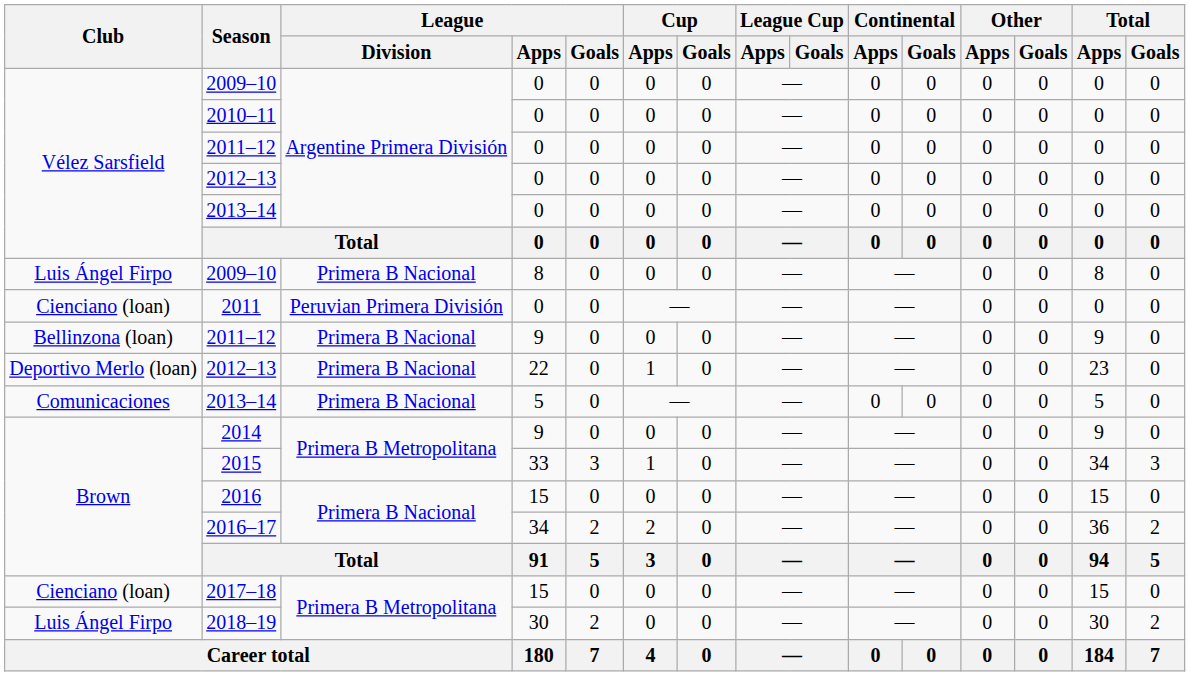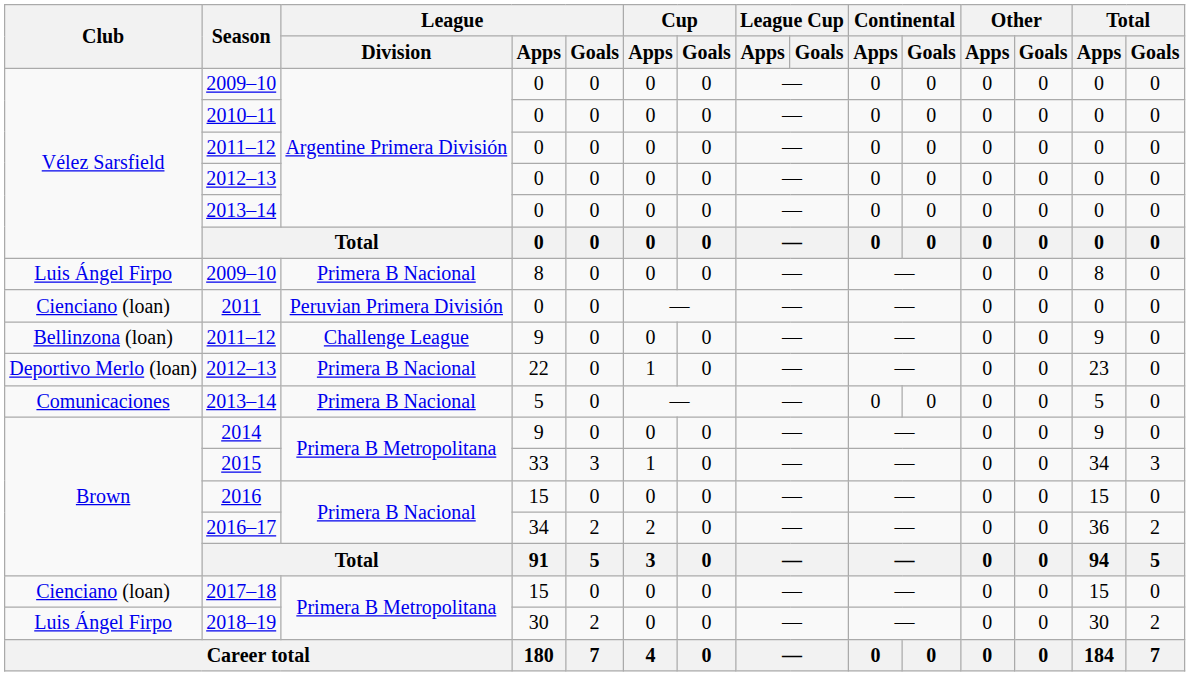(396, 337) Primera B Nacional -> (396, 337) Challenge League
